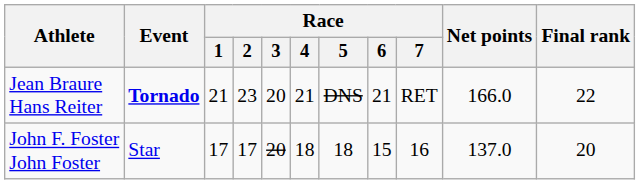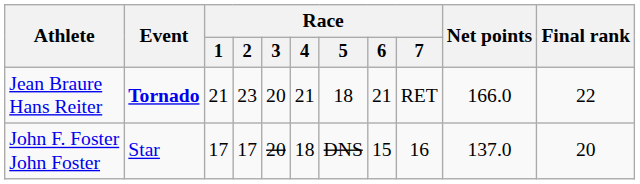(343, 95) DNS -> (343, 95) 18
(343, 150) 18 -> (343, 150) DNS
